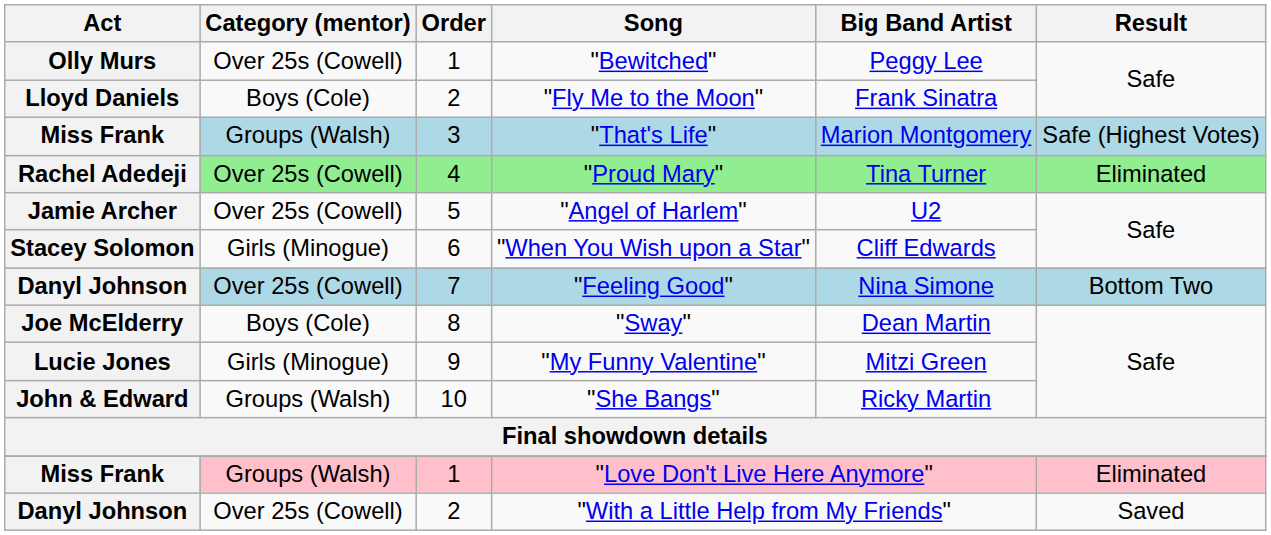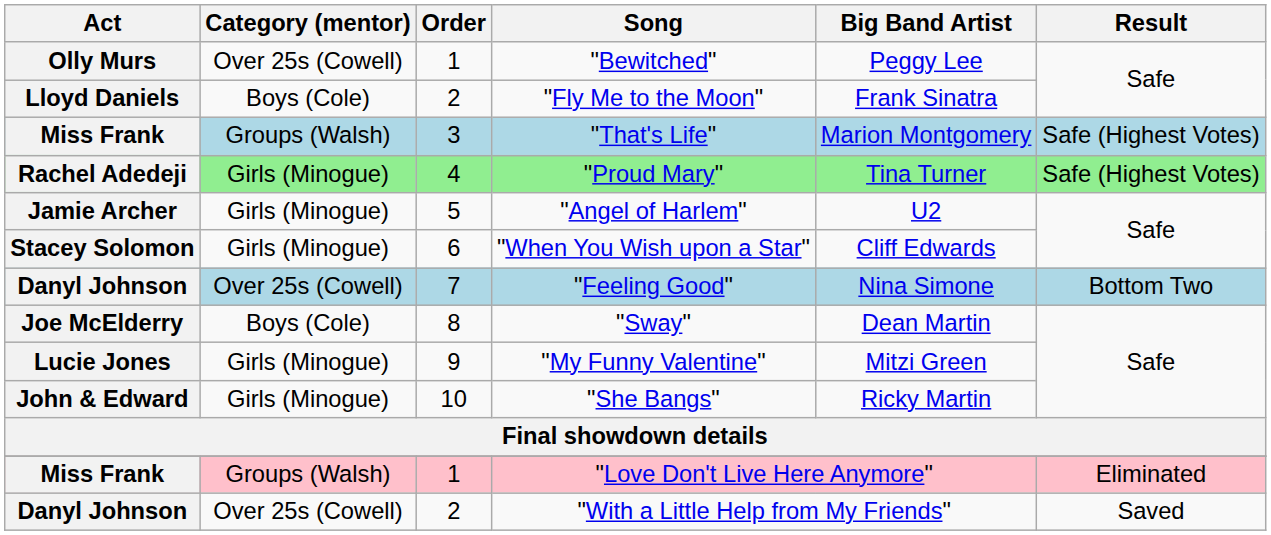(308, 173) Over 25s (Cowell) -> (308, 173) Girls (Minogue)
(1151, 173) Eliminated -> (1151, 173) Safe (Highest Votes)
(308, 211) Over 25s (Cowell) -> (308, 211) Girls (Minogue)
(308, 398) Groups (Walsh) -> (308, 398) Girls (Minogue)
